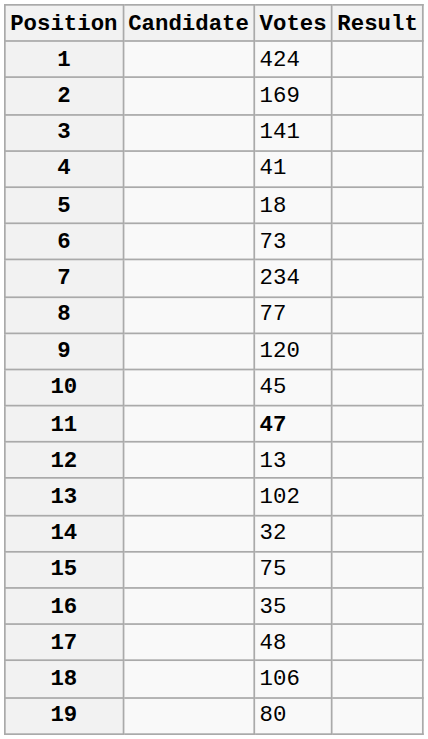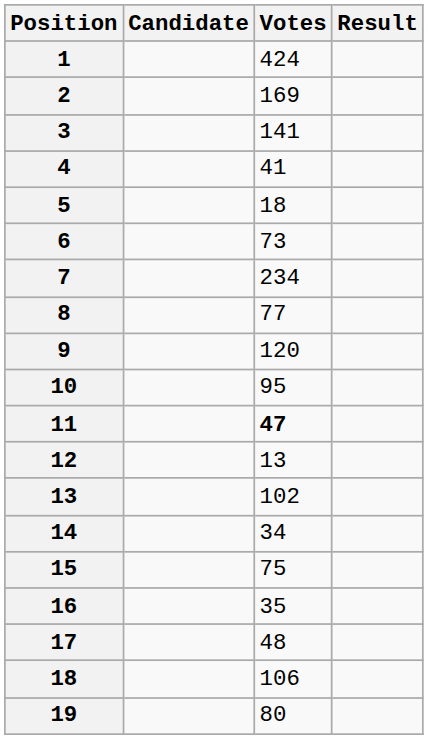(273, 388) 45 -> (273, 388) 95
(273, 533) 32 -> (273, 533) 34
